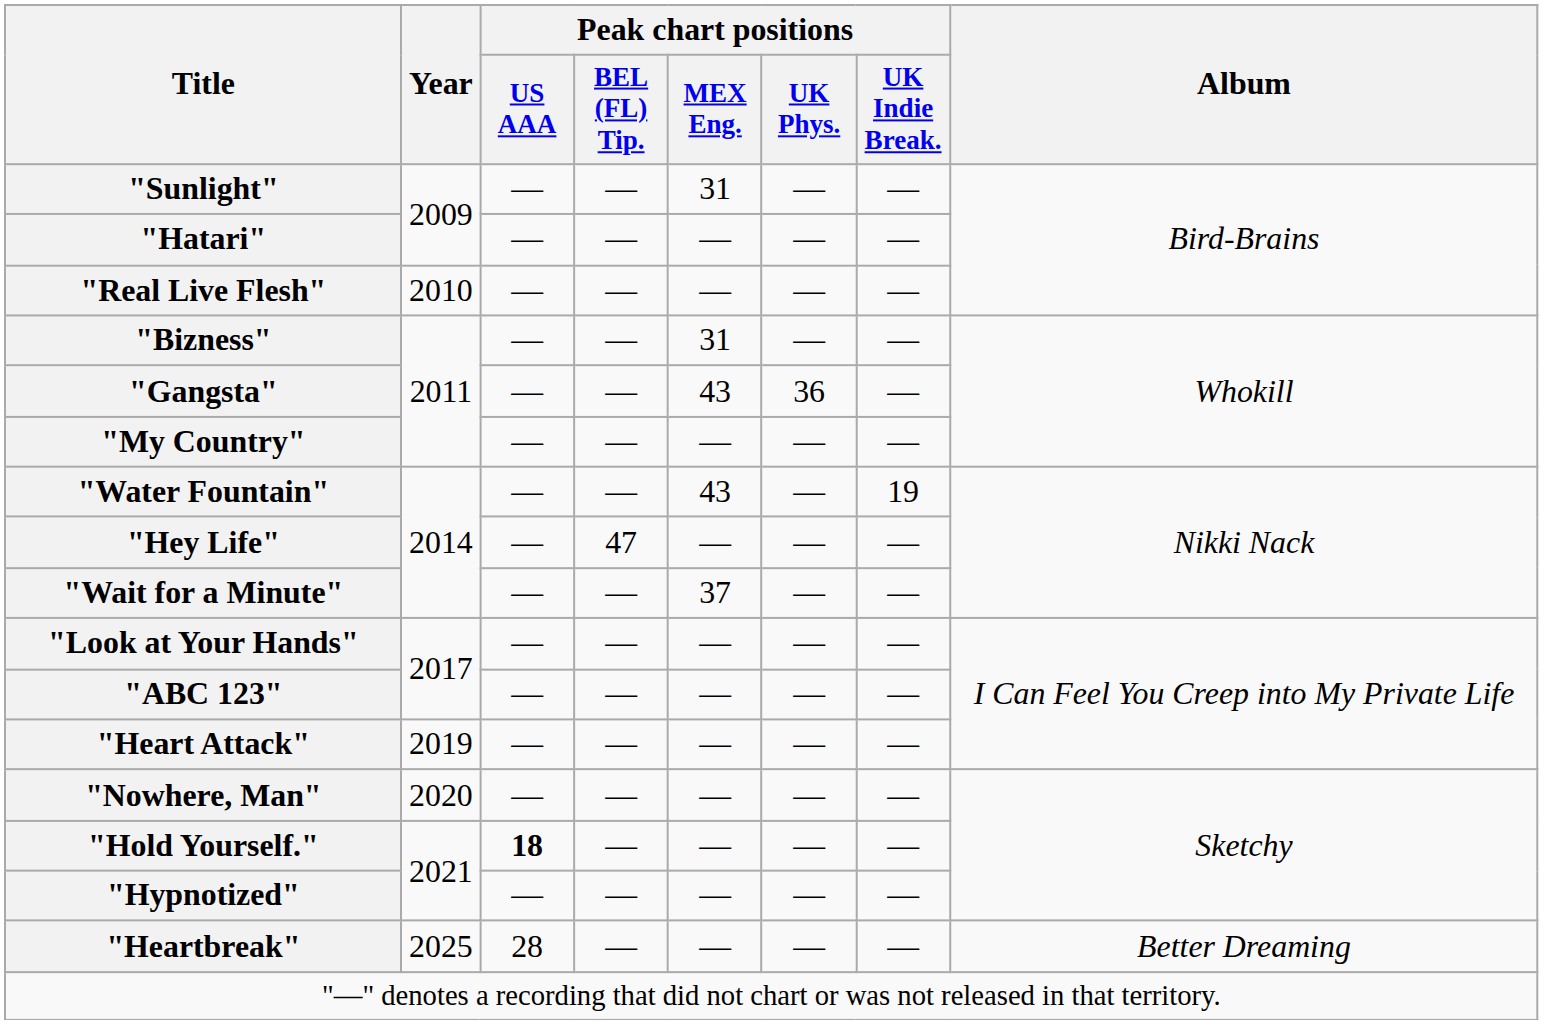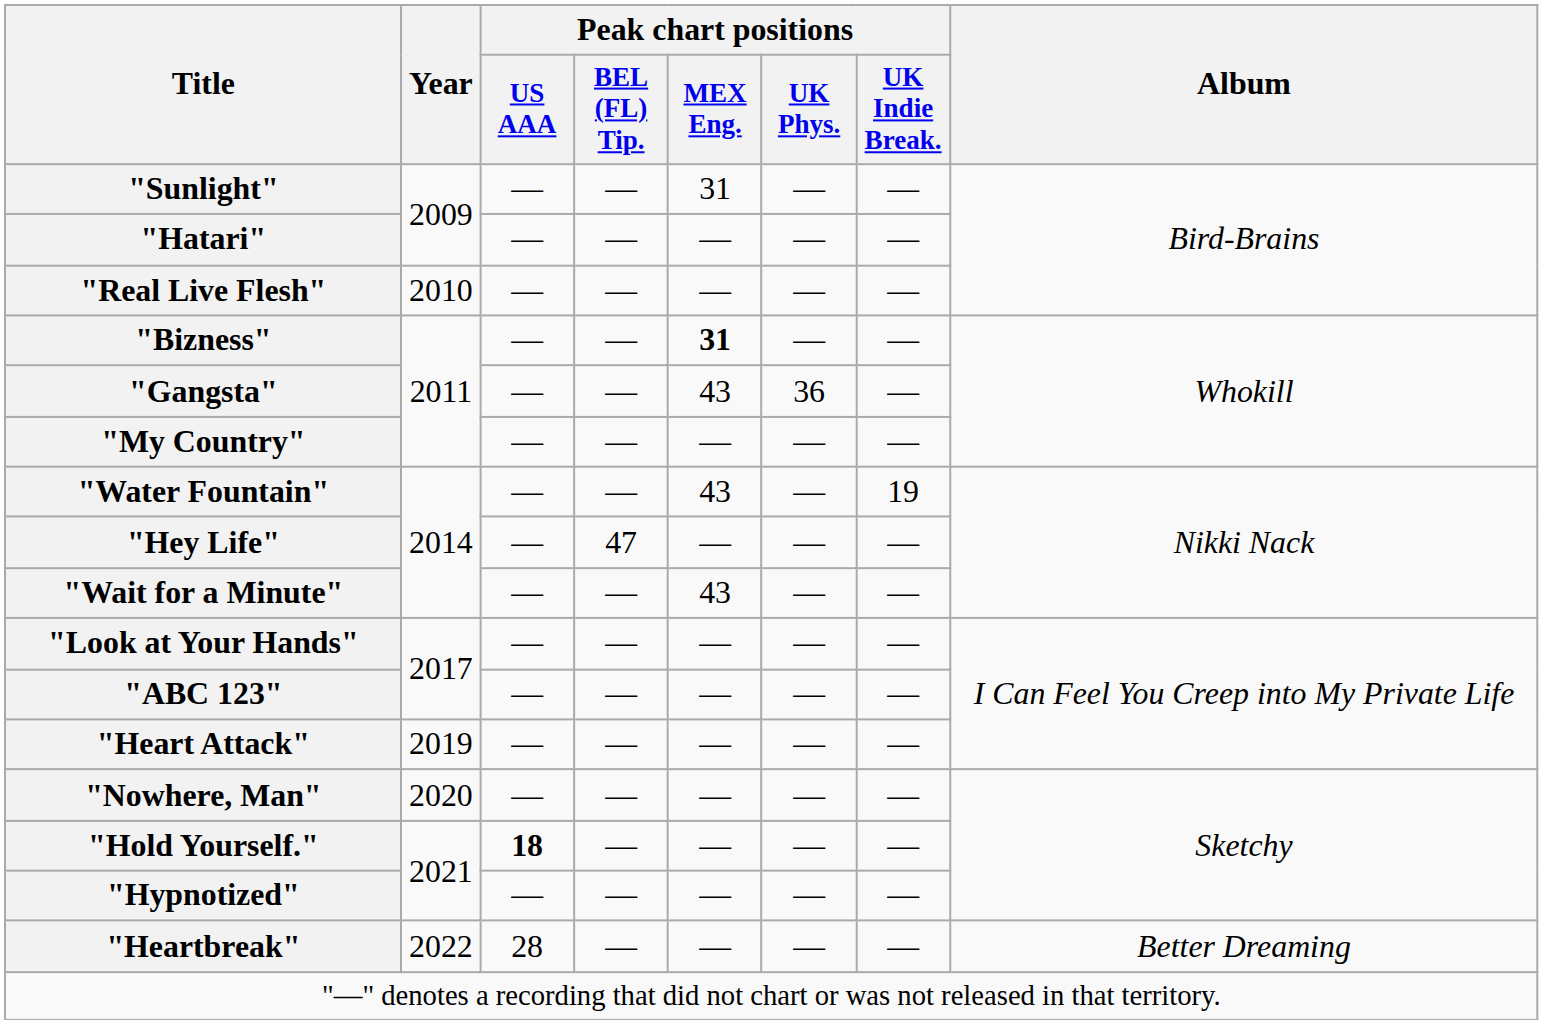(715, 340) normal -> (715, 340) bold
(715, 592) 37 -> (715, 592) 43
(441, 946) 2025 -> (441, 946) 2022
